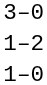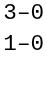- row: (24, 44)
